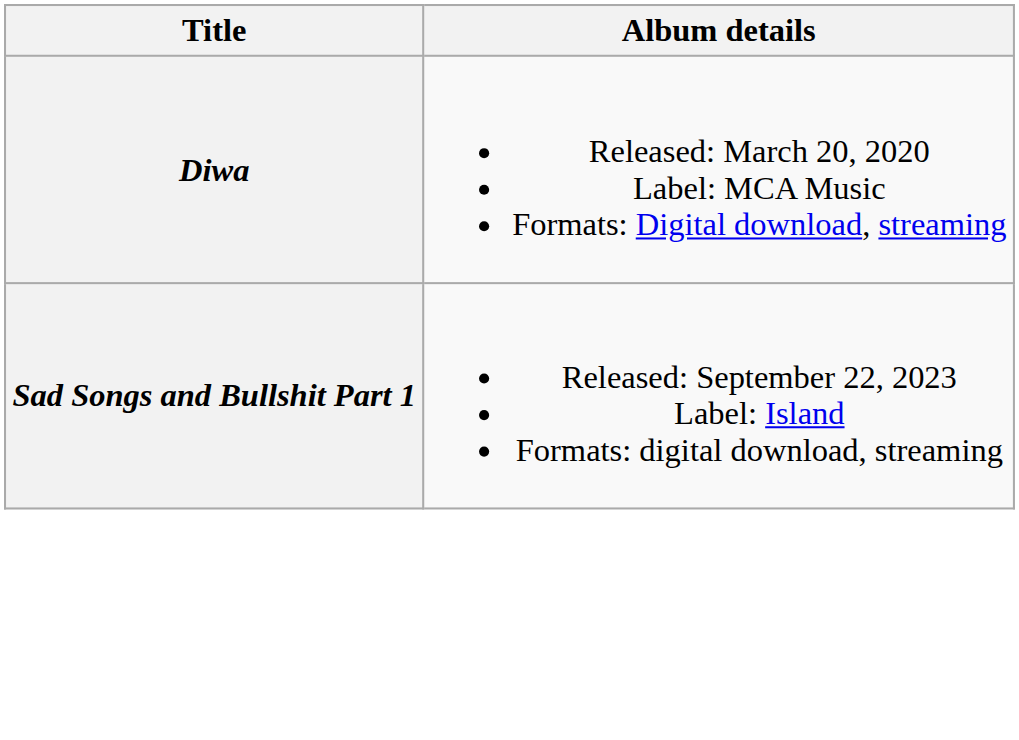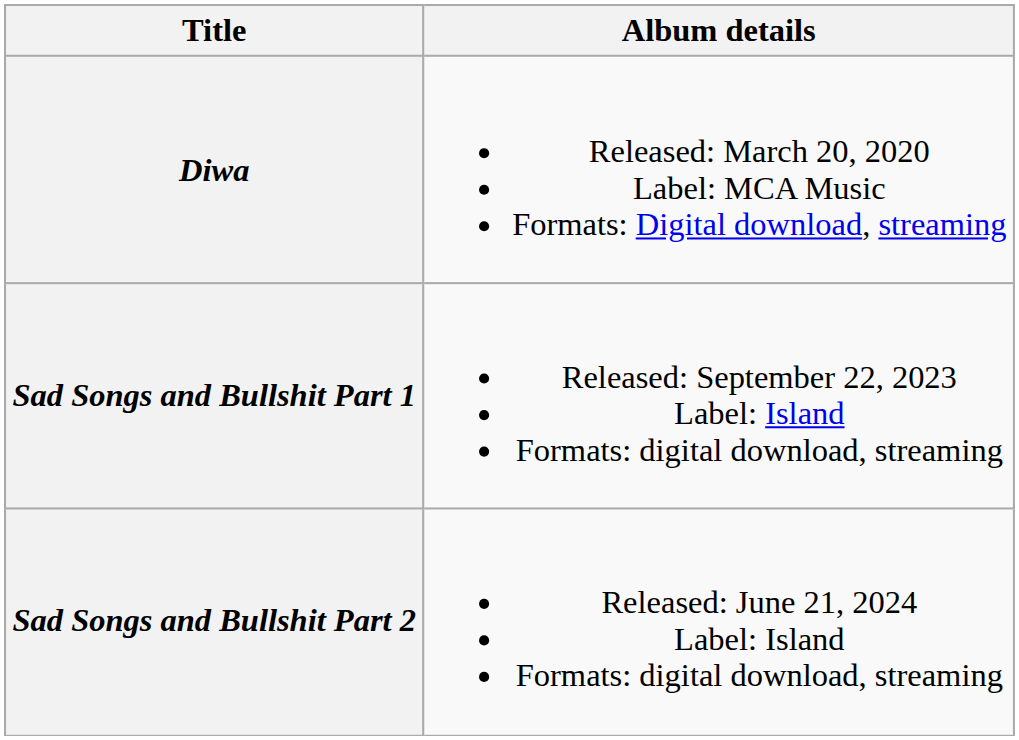+ row: (214, 621)
